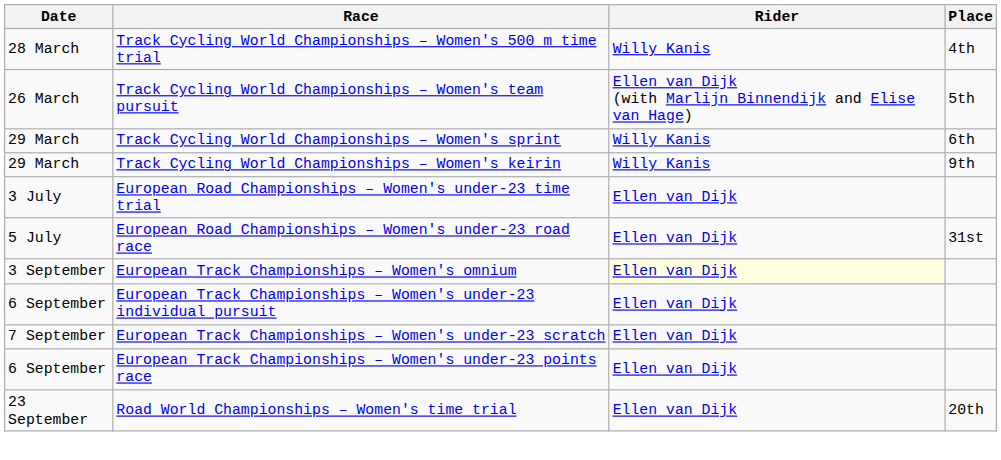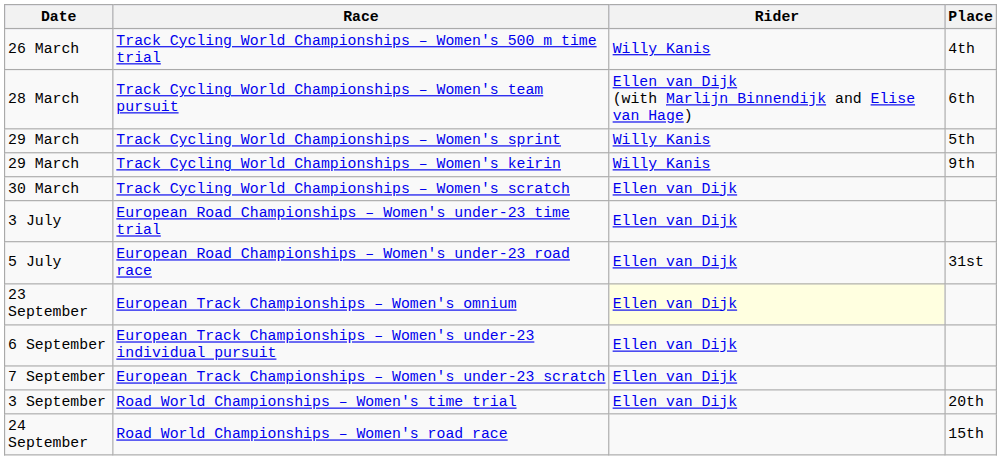(44, 49) 28 March -> (44, 49) 26 March
(44, 99) 26 March -> (44, 99) 28 March
(962, 99) 5th -> (962, 99) 6th
(962, 140) 6th -> (962, 140) 5th
+ row: (343, 189)
(57, 271) 3 September -> (48, 304) 23 September
- row: (356, 369)
(48, 411) 23 September -> (57, 402) 3 September
+ row: (312, 435)
